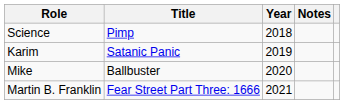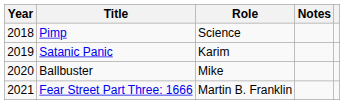columns swapped: (279, 14) <-> (54, 14)
